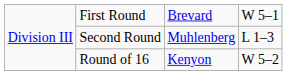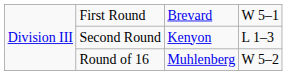(201, 37) Muhlenberg -> (189, 37) Kenyon
(189, 59) Kenyon -> (201, 59) Muhlenberg
